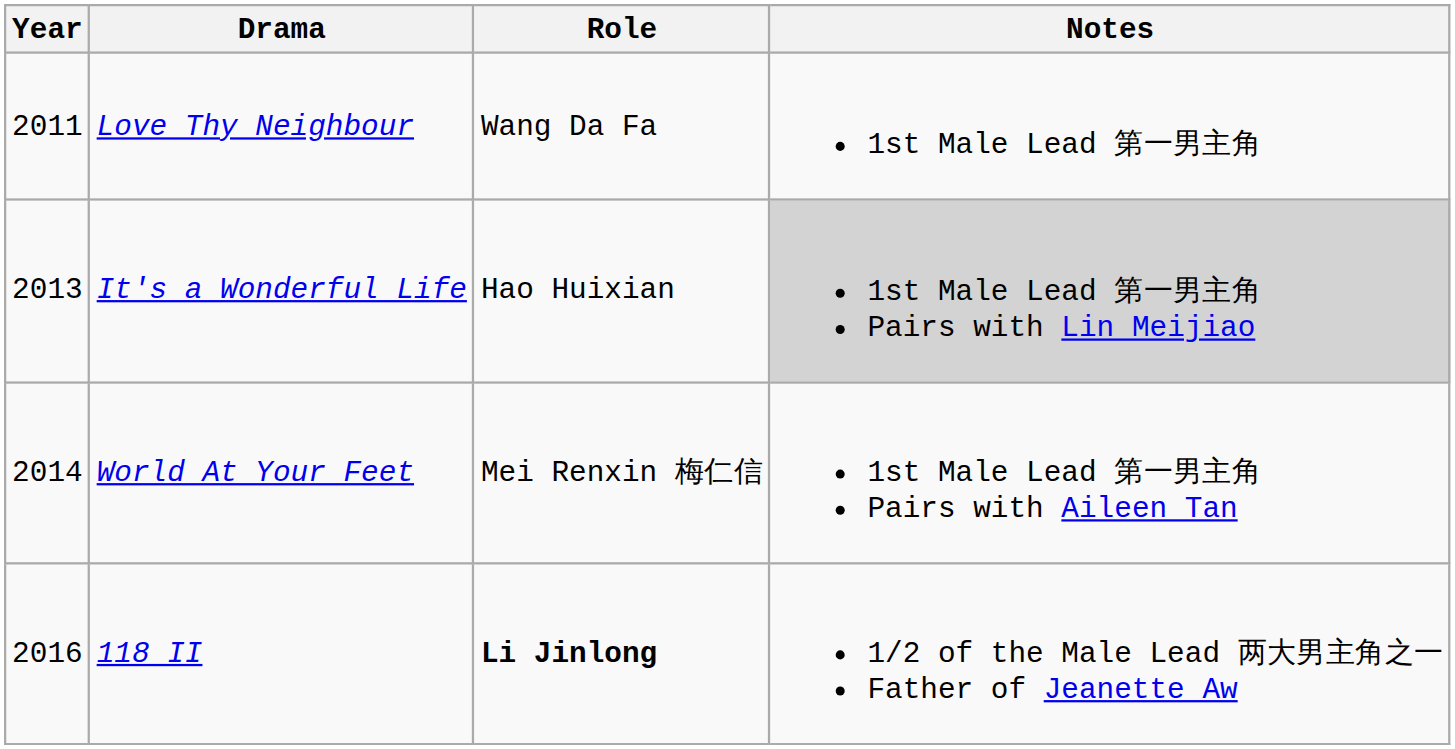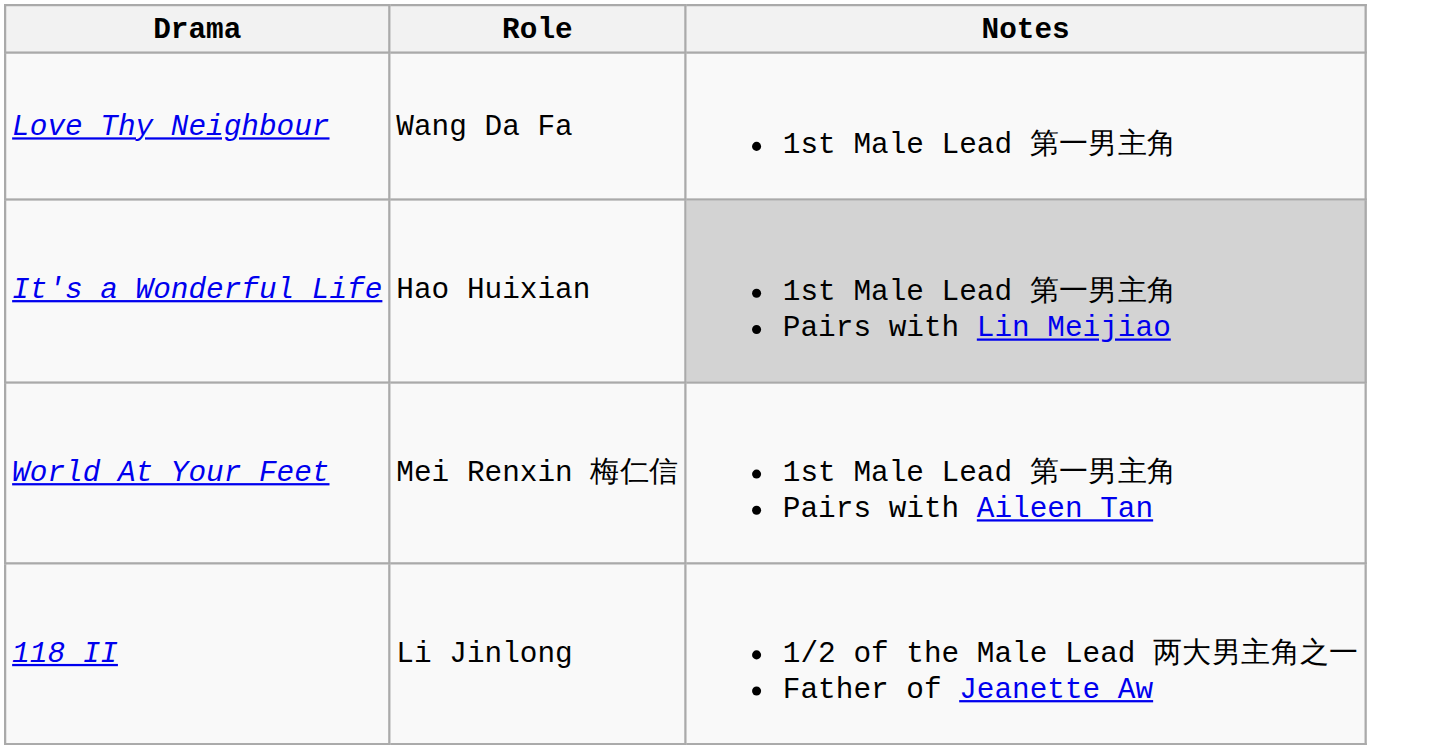- column: (47, 29)
(569, 653) bold -> (485, 653) normal
